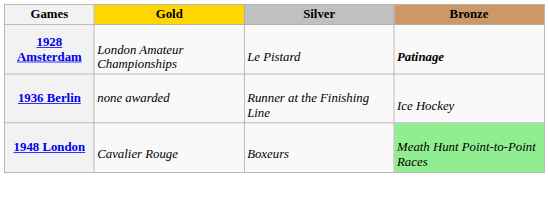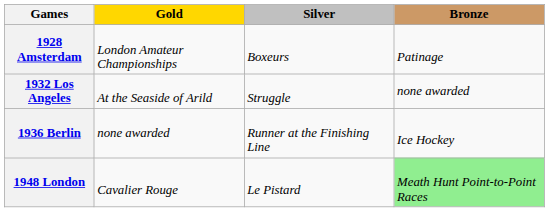(274, 56) Le Pistard -> (268, 56) Boxeurs
(421, 56) bold -> (420, 56) normal
+ row: (49, 91)
(268, 154) Boxeurs -> (274, 189) Le Pistard
